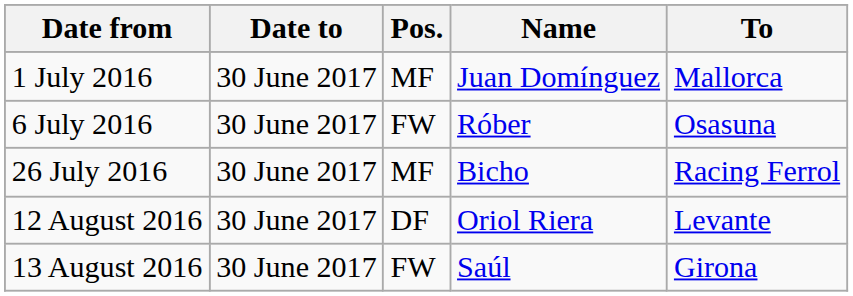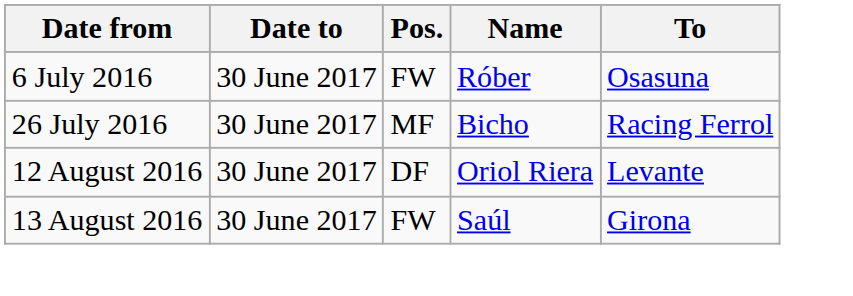- row: (82, 76)
